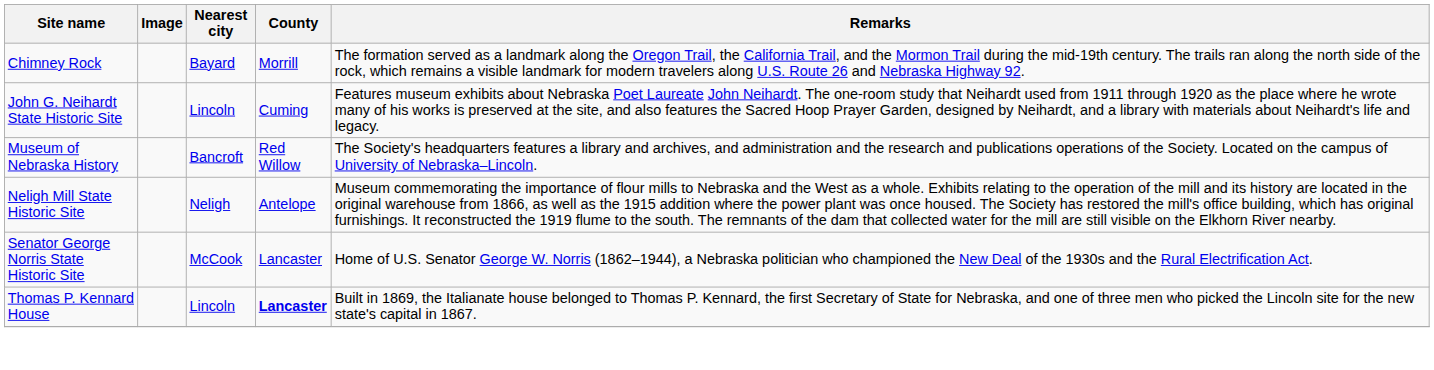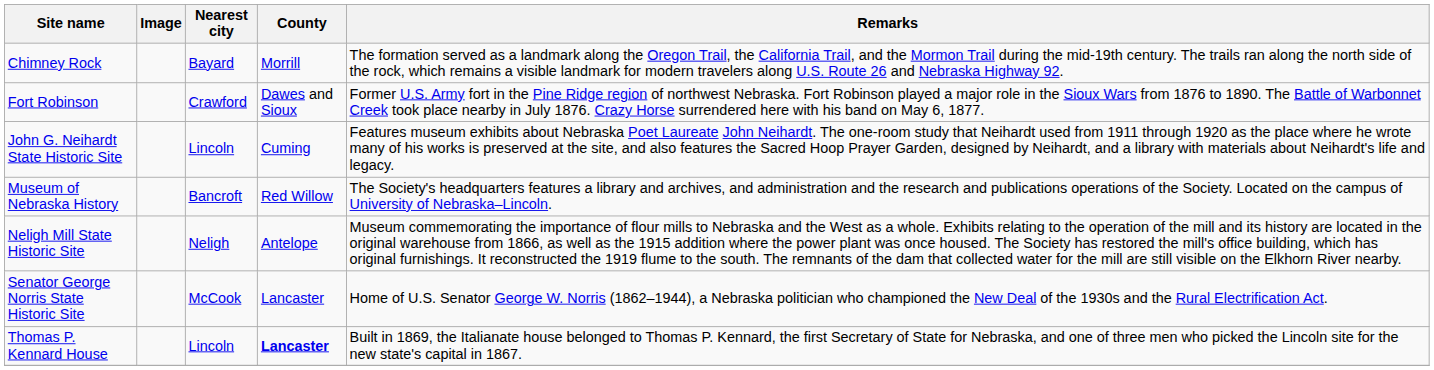+ row: (53, 102)
